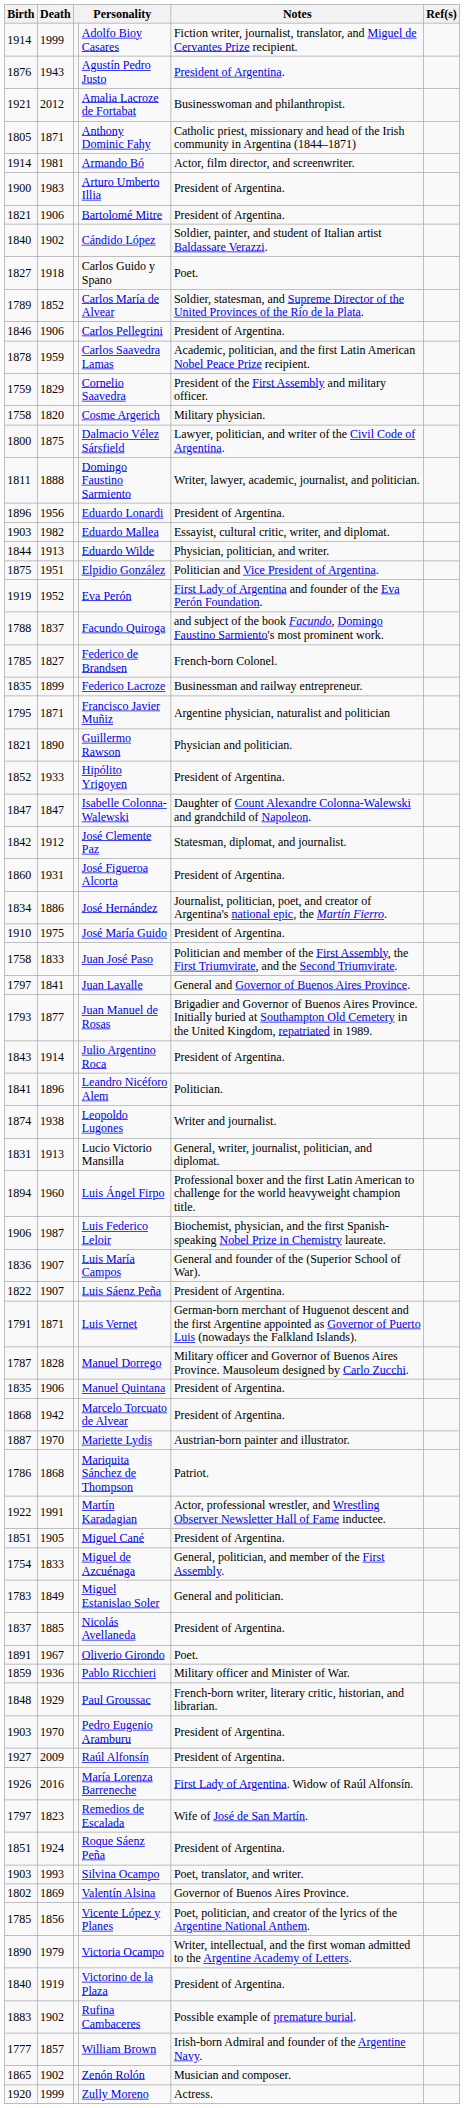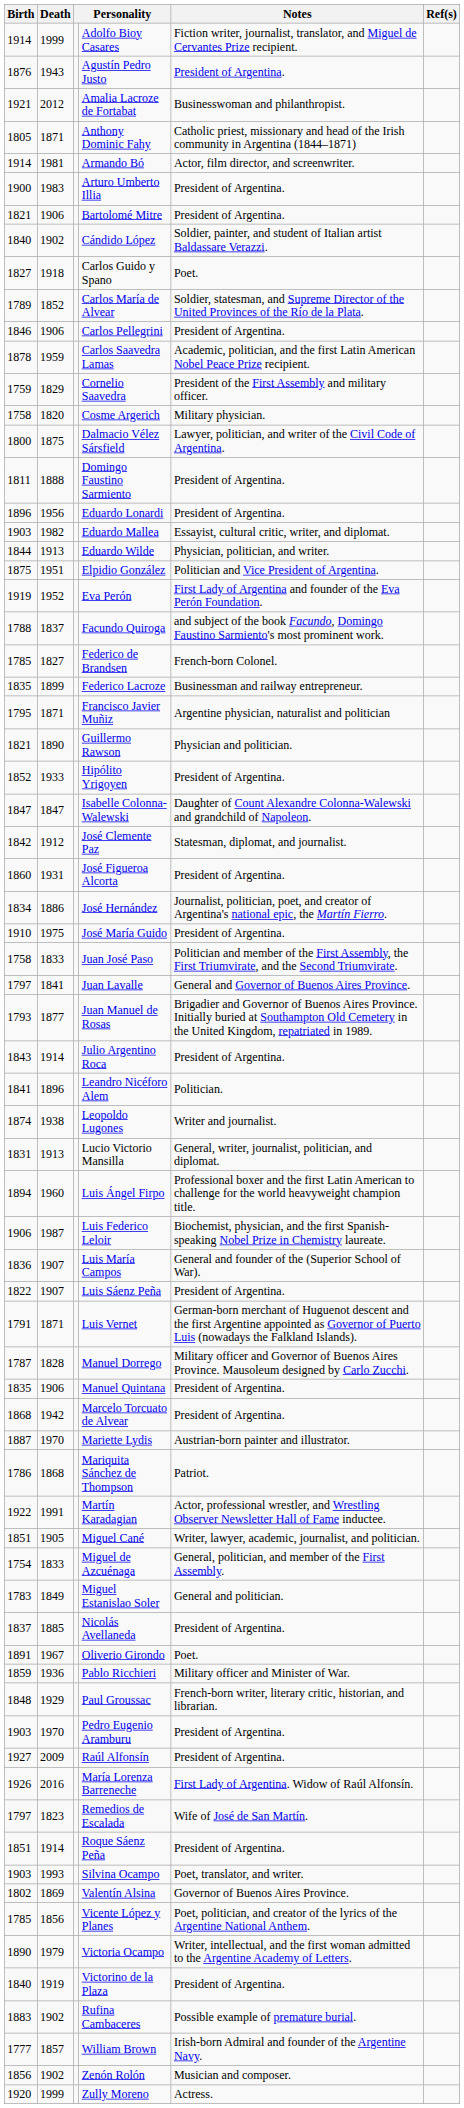(297, 480) Writer, lawyer, academic, journalist, and politician. -> (229, 480) President of Argentina.
(229, 1538) President of Argentina. -> (297, 1538) Writer, lawyer, academic, journalist, and politician.
(52, 1848) 1924 -> (52, 1848) 1914
(19, 2075) 1865 -> (19, 2075) 1856
